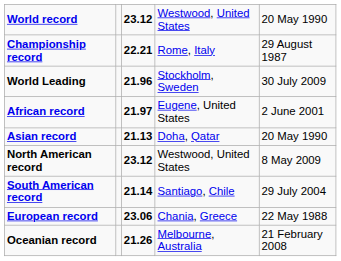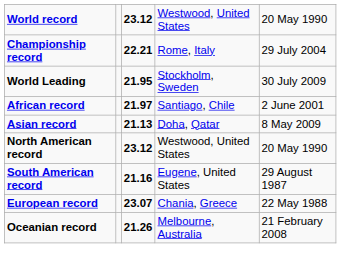(287, 50) 29 August 1987 -> (294, 50) 29 July 2004
(138, 81) 21.96 -> (138, 81) 21.95
(197, 112) Eugene, United States -> (196, 105) Santiago, Chile
(294, 136) 20 May 1990 -> (291, 123) 8 May 2009
(291, 161) 8 May 2009 -> (294, 148) 20 May 1990
(138, 191) 21.14 -> (138, 179) 21.16
(196, 191) Santiago, Chile -> (197, 179) Eugene, United States
(294, 191) 29 July 2004 -> (287, 179) 29 August 1987
(138, 216) 23.06 -> (138, 203) 23.07
